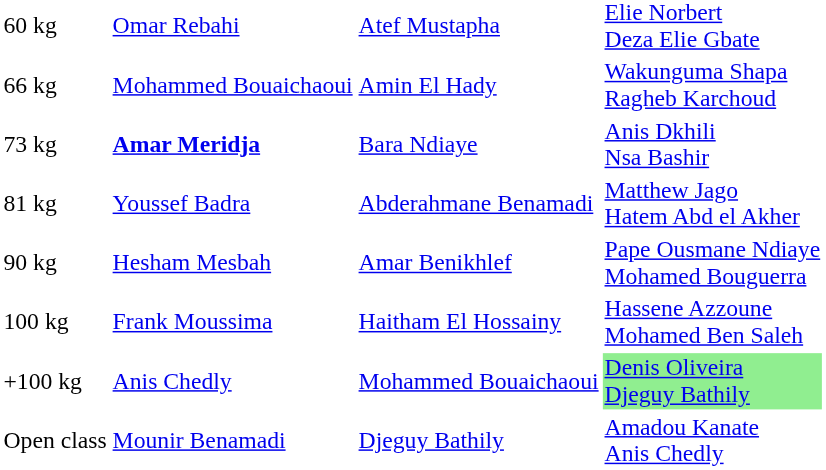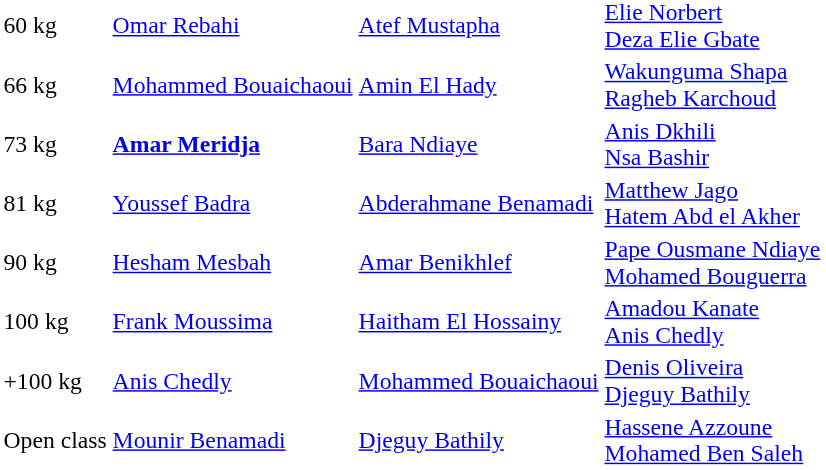(704, 321) Hassene Azzoune Mohamed Ben Saleh -> (682, 321) Amadou Kanate Anis Chedly
(677, 381) lightgreen background -> (677, 381) no background
(682, 440) Amadou Kanate Anis Chedly -> (704, 440) Hassene Azzoune Mohamed Ben Saleh
